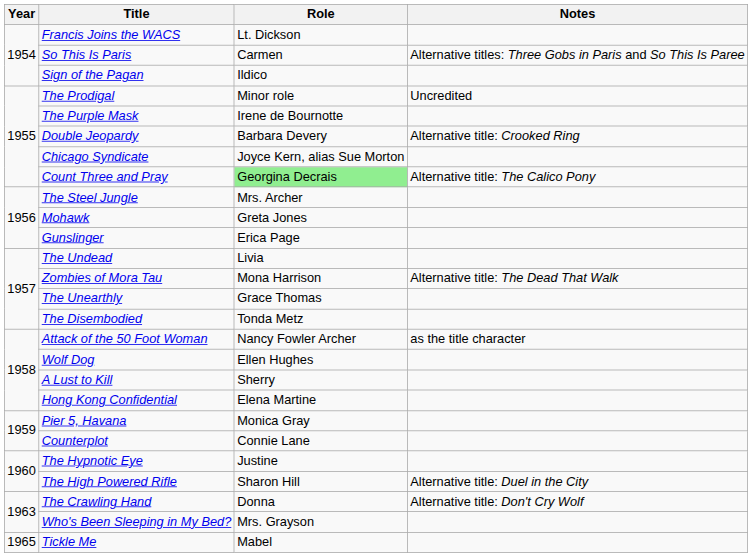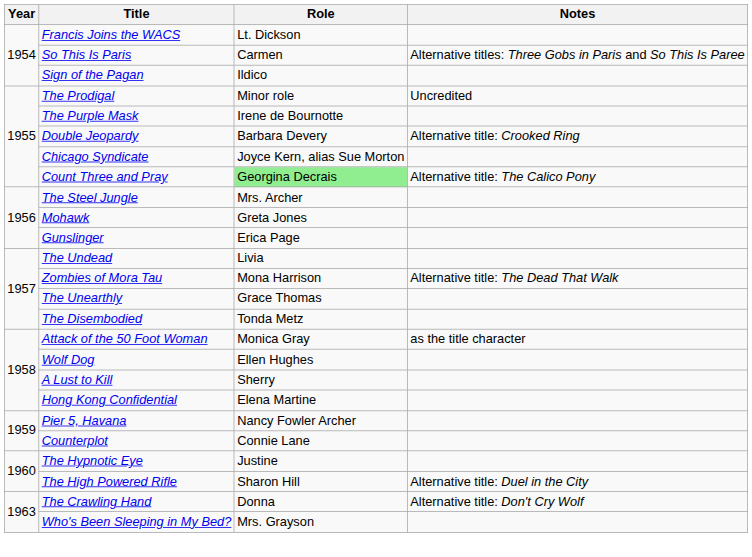(297, 339) Nancy Fowler Archer -> (273, 339) Monica Gray
(273, 420) Monica Gray -> (297, 420) Nancy Fowler Archer
- row: (69, 542)
